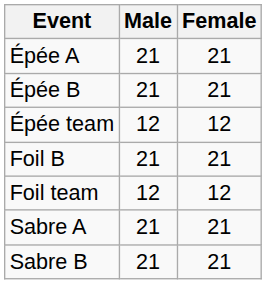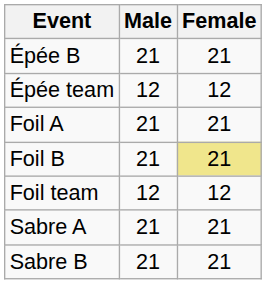- row: (44, 55)
+ row: (37, 124)
(219, 158) no background -> (219, 158) khaki background
